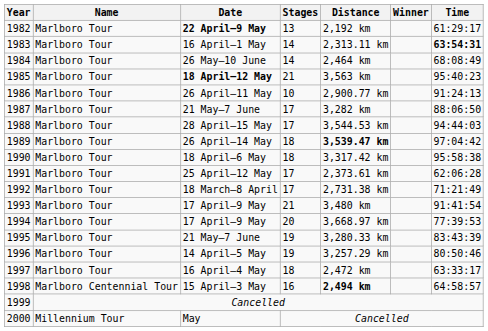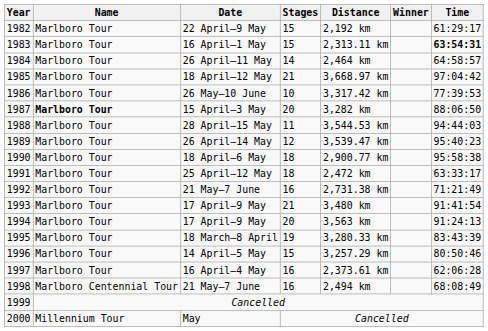(224, 29) bold -> (224, 29) normal
(289, 29) 13 -> (289, 29) 15
(289, 45) 14 -> (289, 45) 15
(224, 61) 26 May–10 June -> (227, 61) 26 April–11 May
(457, 61) 68:08:49 -> (457, 61) 64:58:57
(227, 77) bold -> (227, 77) normal
(347, 77) 3,563 km -> (356, 77) 3,668.97 km
(457, 77) 95:40:23 -> (457, 77) 97:04:42
(227, 93) 26 April–11 May -> (224, 93) 26 May–10 June
(356, 93) 2,900.77 km -> (356, 93) 3,317.42 km
(457, 93) 91:24:13 -> (457, 93) 77:39:53
(74, 109) normal -> (74, 109) bold
(221, 109) 21 May–7 June -> (224, 109) 15 April–3 May
(289, 109) 17 -> (289, 109) 20
(289, 125) 17 -> (289, 125) 11
(289, 141) 18 -> (289, 141) 12
(356, 141) bold -> (356, 141) normal
(457, 141) 97:04:42 -> (457, 141) 95:40:23
(356, 157) 3,317.42 km -> (356, 157) 2,900.77 km
(289, 173) 17 -> (289, 173) 18
(356, 173) 2,373.61 km -> (347, 173) 2,472 km
(457, 173) 62:06:28 -> (457, 173) 63:33:17
(230, 190) 18 March–8 April -> (221, 190) 21 May–7 June
(289, 190) 17 -> (289, 190) 16
(356, 222) 3,668.97 km -> (347, 222) 3,563 km
(457, 222) 77:39:53 -> (457, 222) 91:24:13
(221, 238) 21 May–7 June -> (230, 238) 18 March–8 April
(289, 254) 19 -> (289, 254) 15
(289, 270) 18 -> (289, 270) 16
(347, 270) 2,472 km -> (356, 270) 2,373.61 km
(457, 270) 63:33:17 -> (457, 270) 62:06:28
(224, 286) 15 April–3 May -> (221, 286) 21 May–7 June
(347, 286) bold -> (347, 286) normal
(457, 286) 64:58:57 -> (457, 286) 68:08:49
